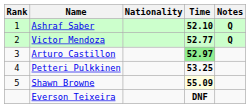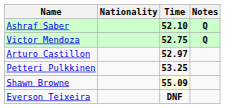- column: (17, 11)
(200, 40) 52.77 -> (175, 40) 52.75
(200, 54) lightgreen background -> (175, 54) no background
